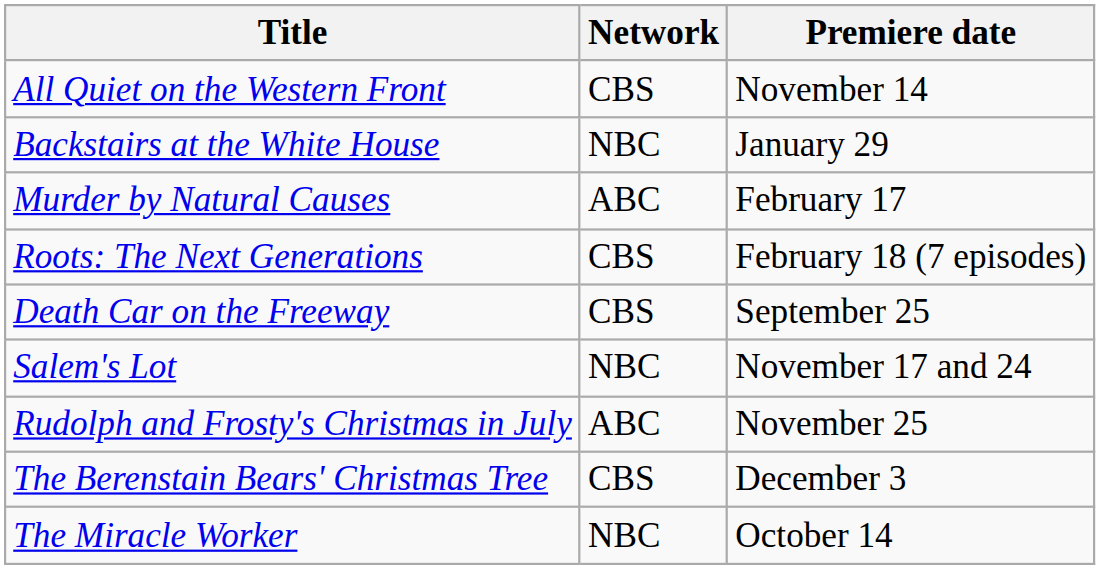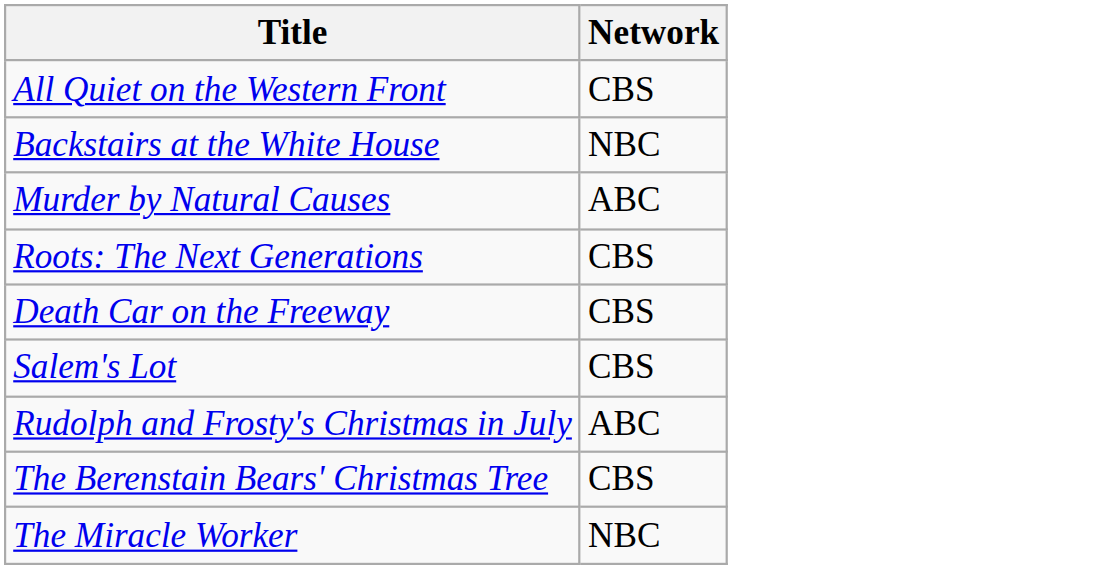- column: (911, 32)
(624, 367) NBC -> (621, 367) CBS
